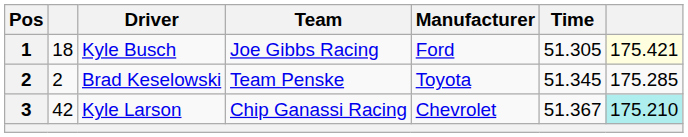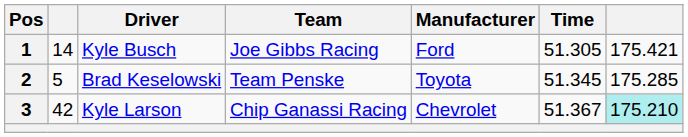(63, 50) 18 -> (63, 50) 14
(644, 50) lightyellow background -> (644, 50) no background
(58, 79) 2 -> (58, 79) 5
